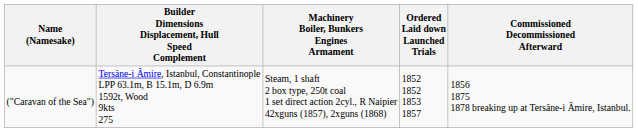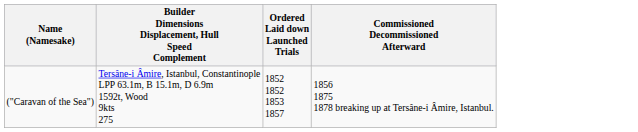- column: (331, 35)
